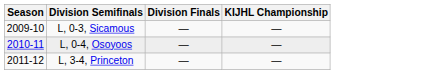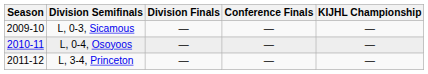+ column: (269, 12)
